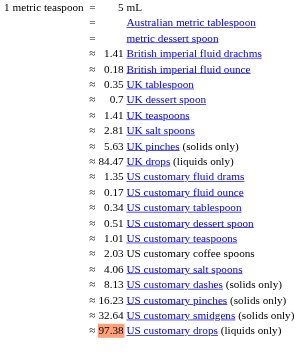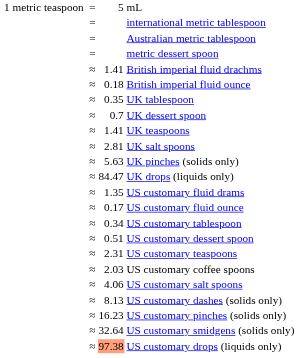+ row: (196, 22)
(114, 238) 1.01 -> (114, 253) 2.31
